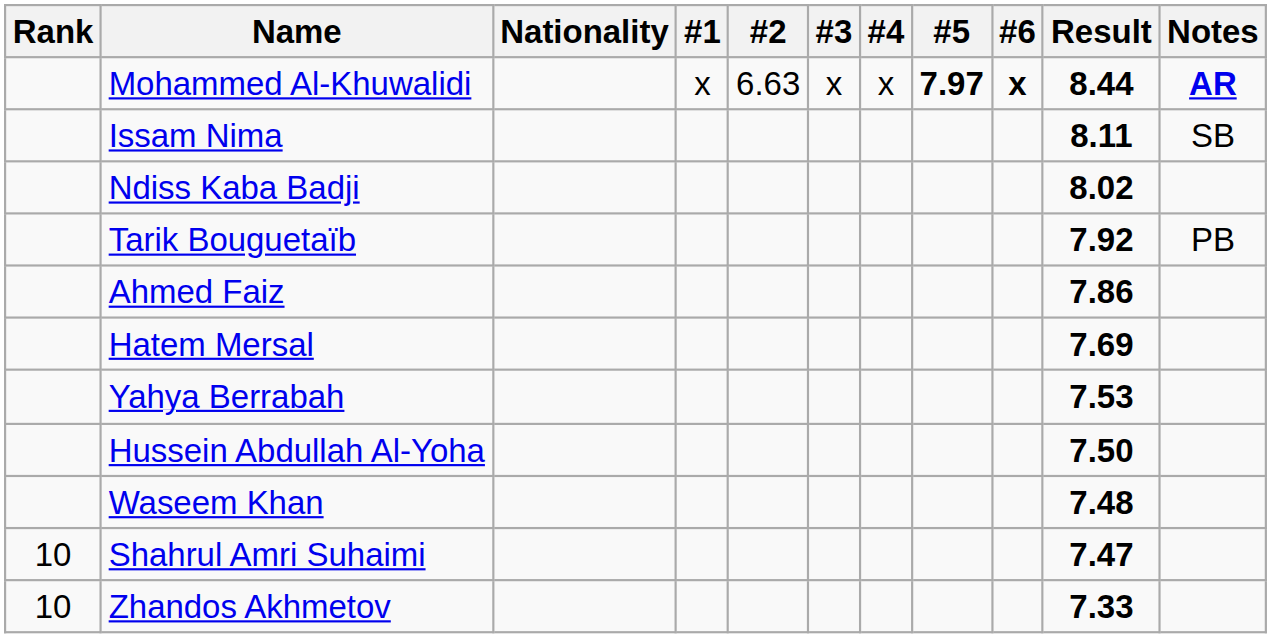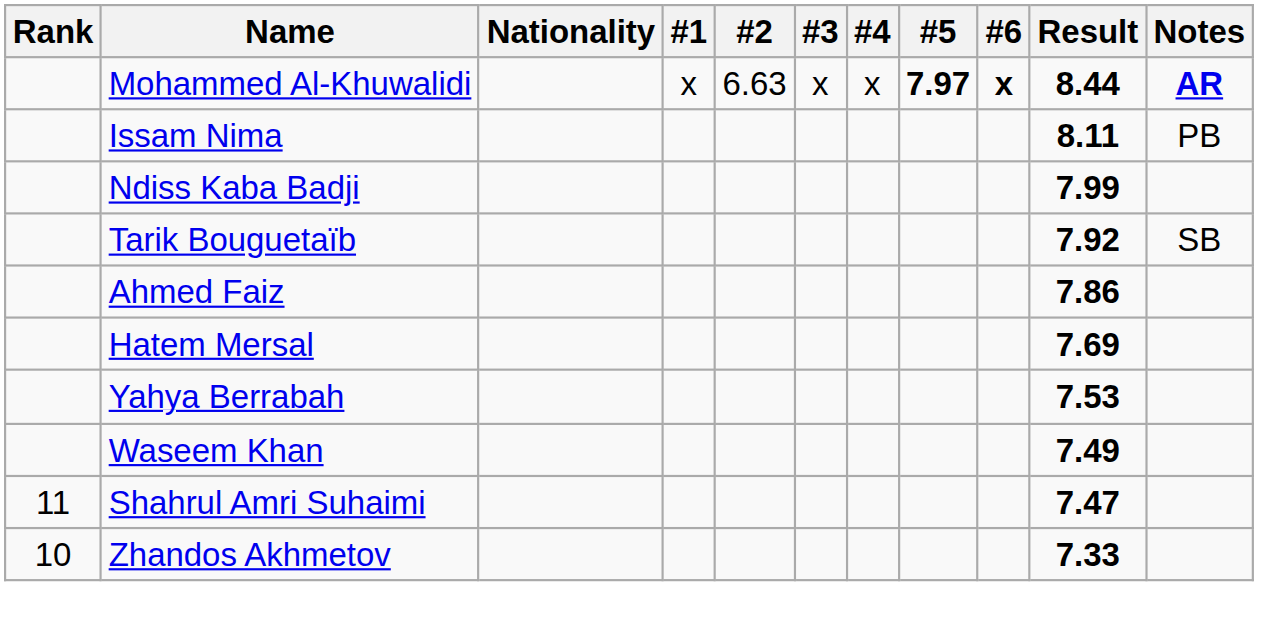(1213, 136) SB -> (1199, 136) PB
(1101, 188) 8.02 -> (1088, 188) 7.99
(1213, 240) PB -> (1199, 240) SB
- row: (297, 449)
(1101, 501) 7.48 -> (1088, 449) 7.49
(53, 554) 10 -> (53, 501) 11
